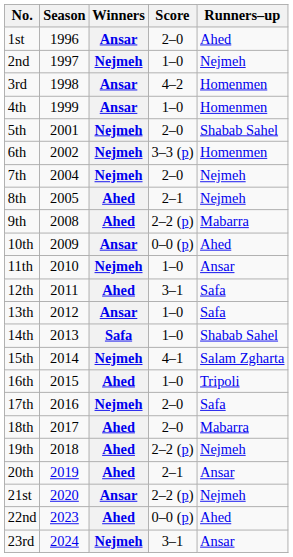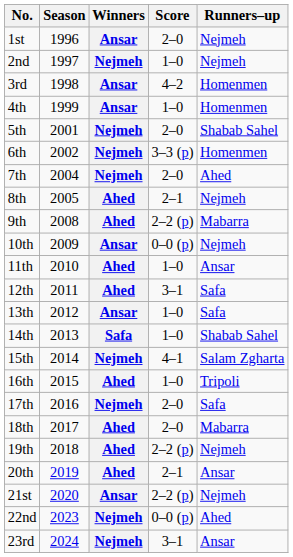(216, 38) Ahed -> (223, 38) Nejmeh
(223, 175) Nejmeh -> (216, 175) Ahed
(216, 244) Ahed -> (223, 244) Nejmeh
(119, 267) Nejmeh -> (119, 267) Ahed
(119, 518) Ahed -> (119, 518) Nejmeh
